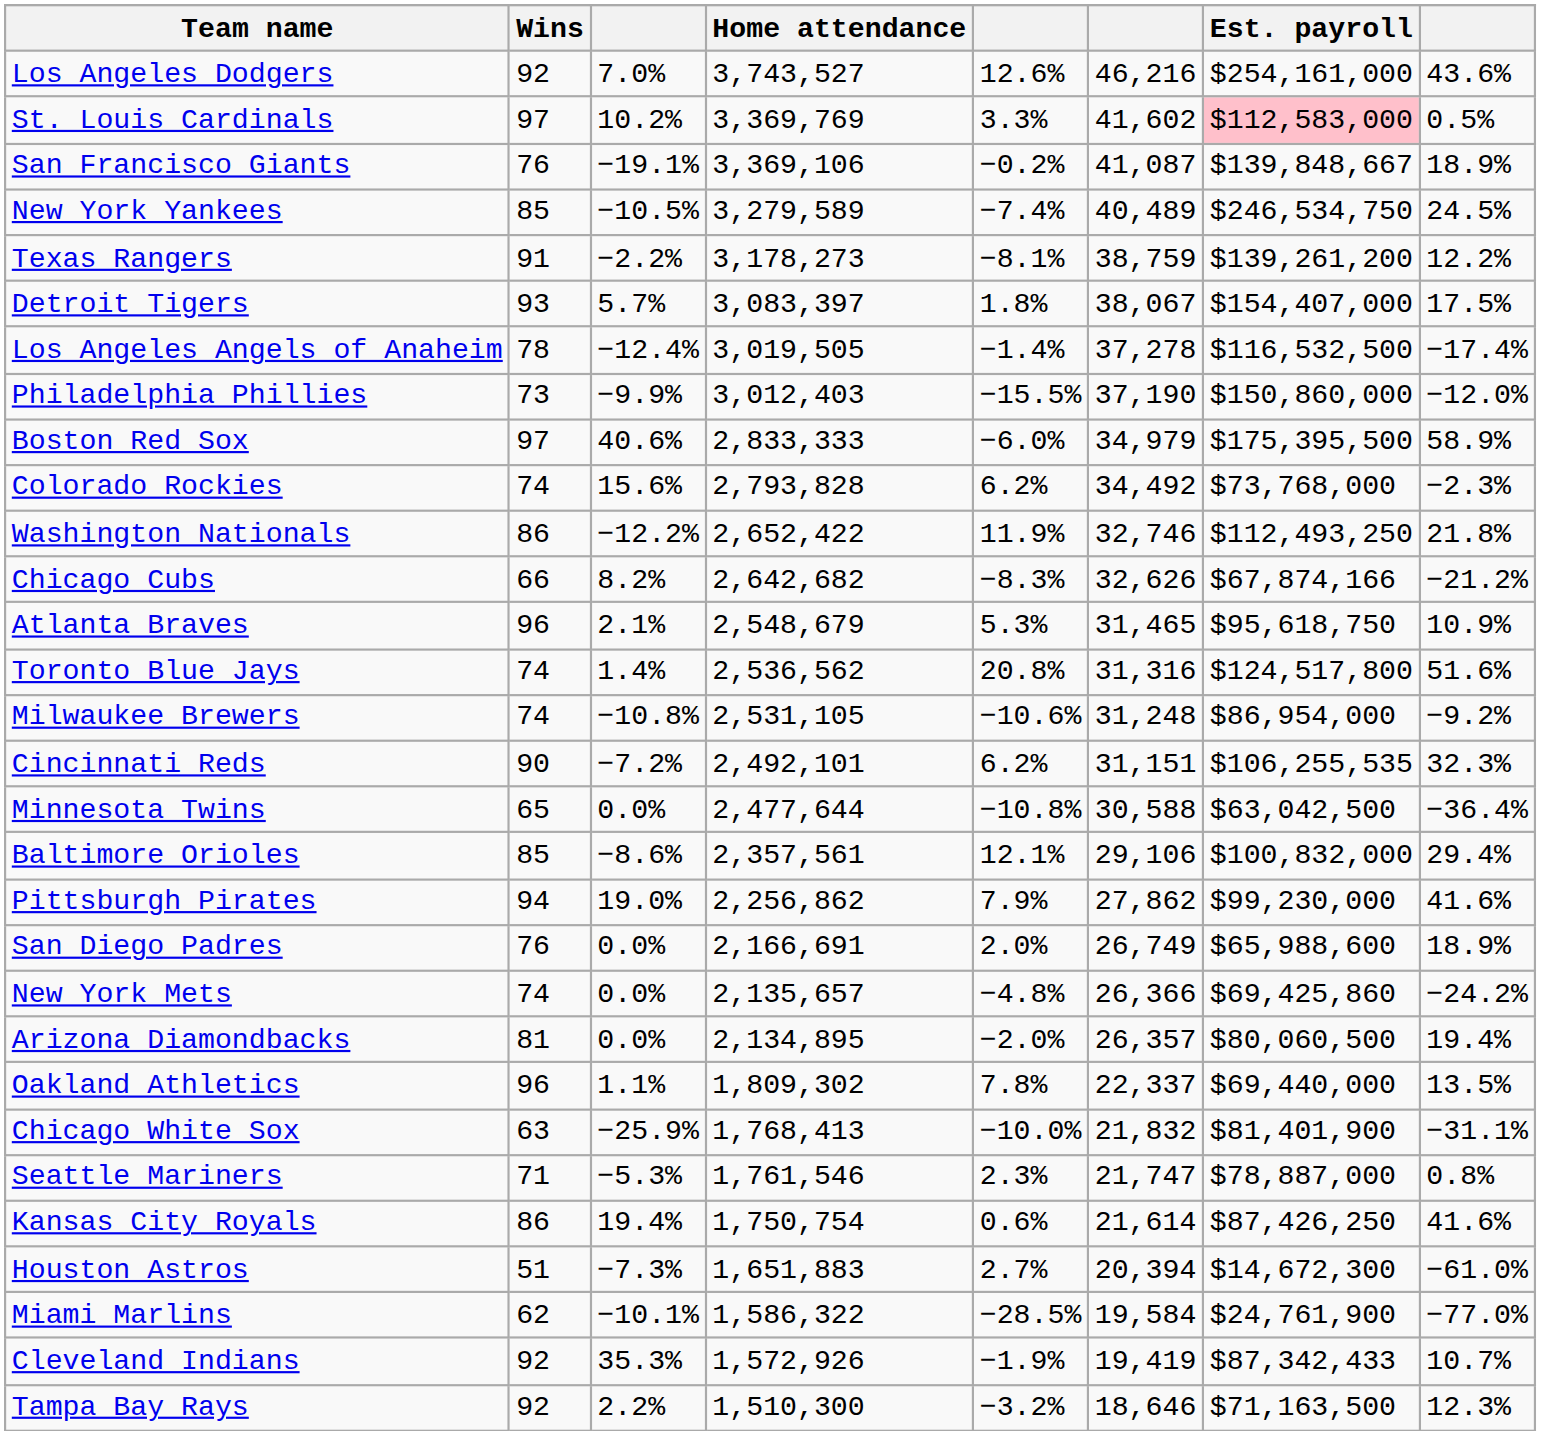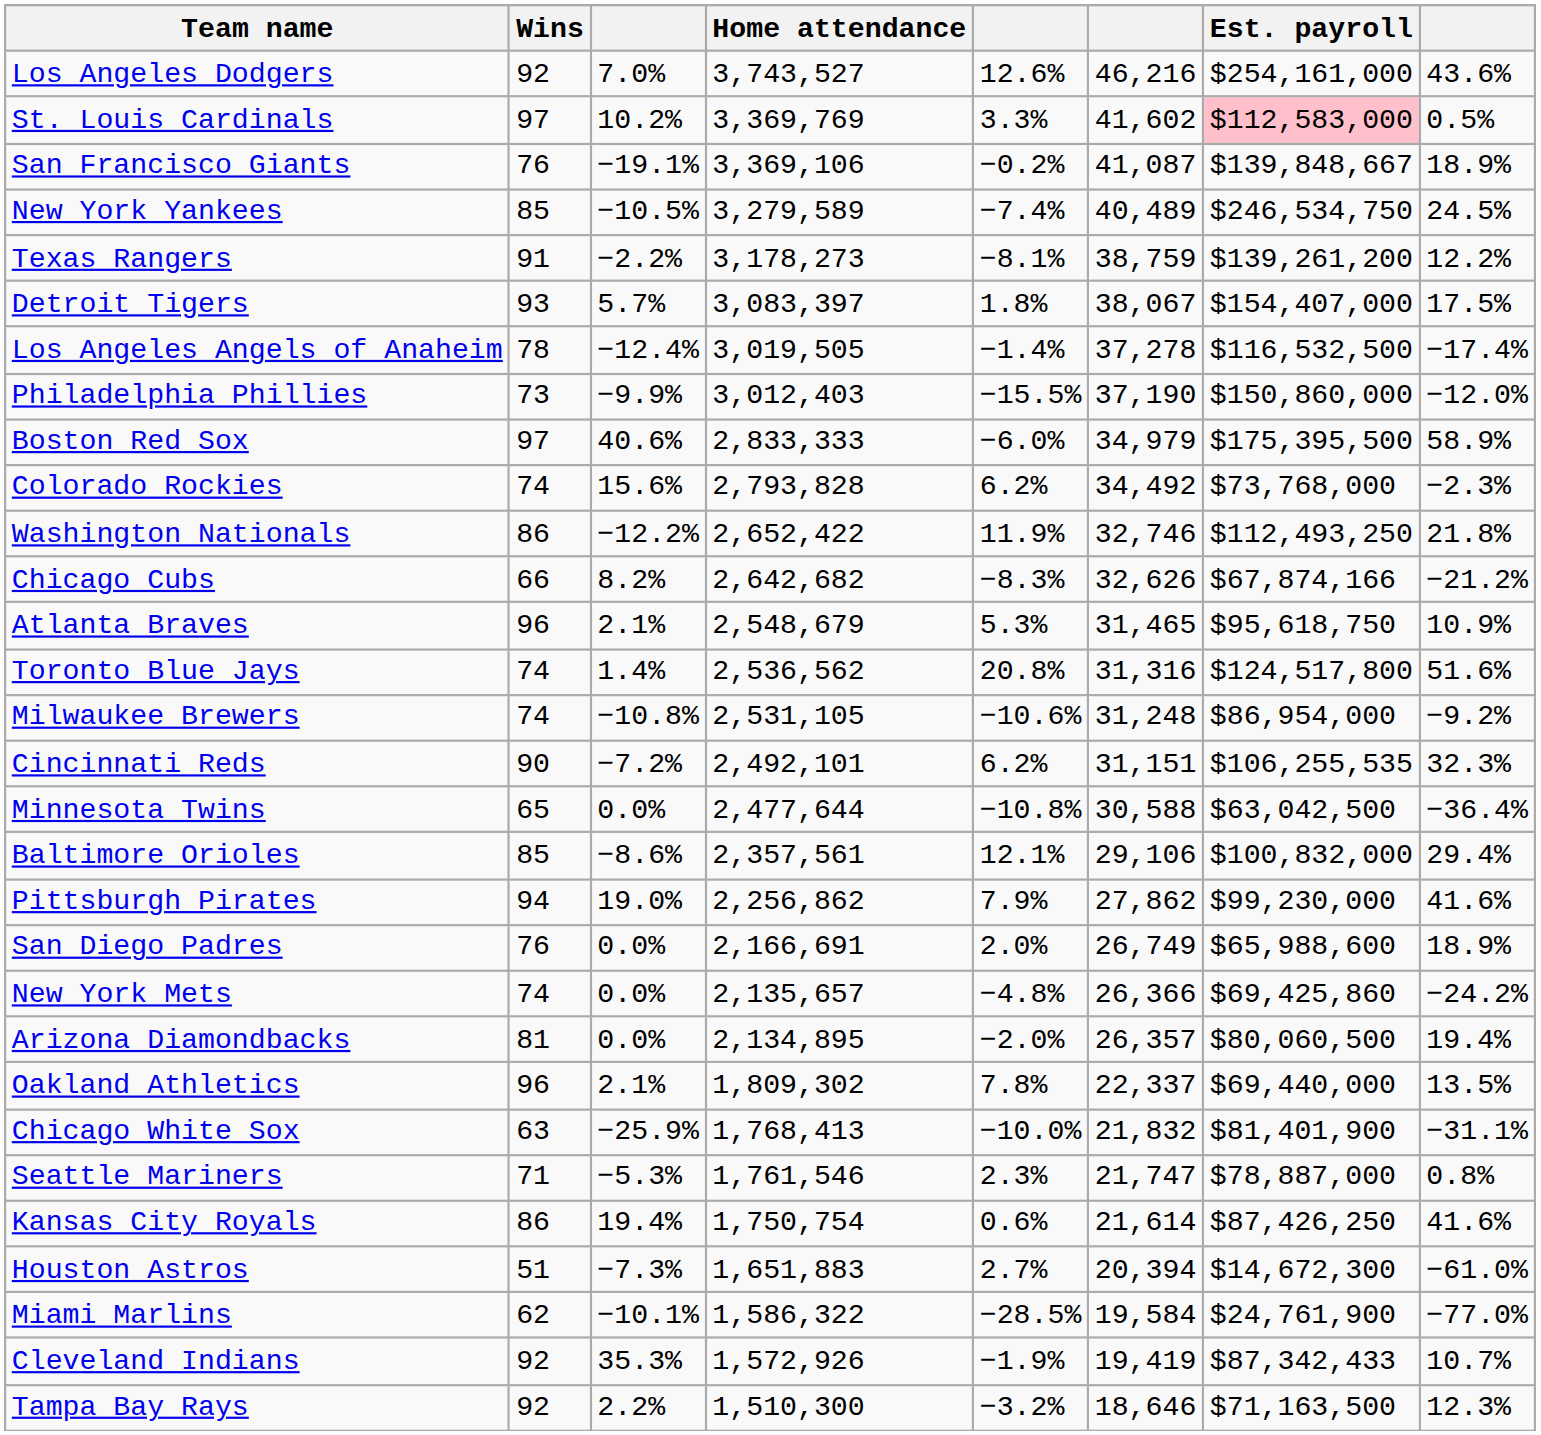(631, 1086) 1.1% -> (631, 1086) 2.1%
